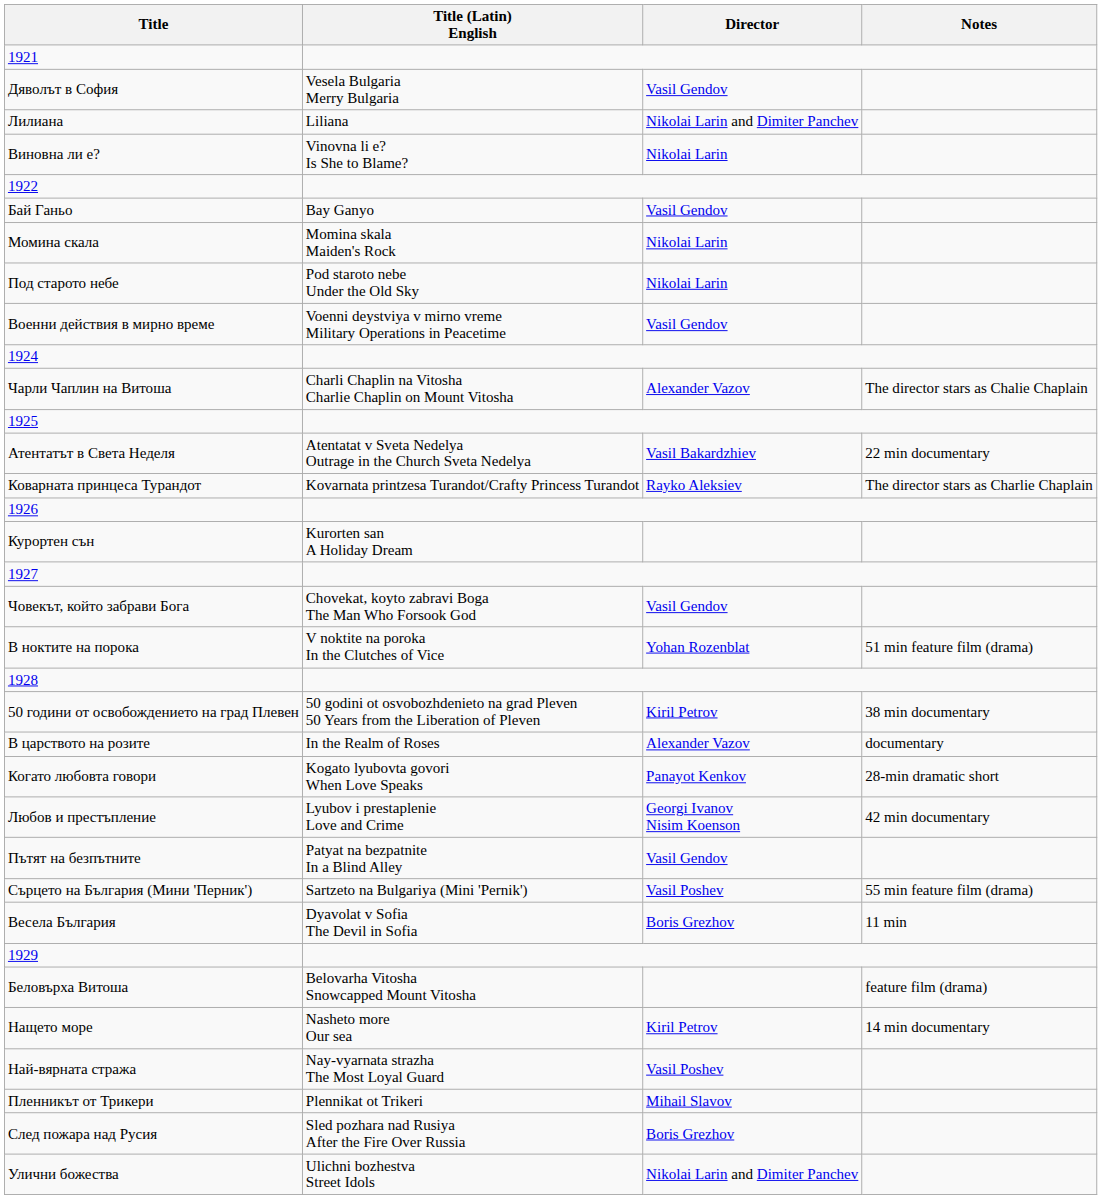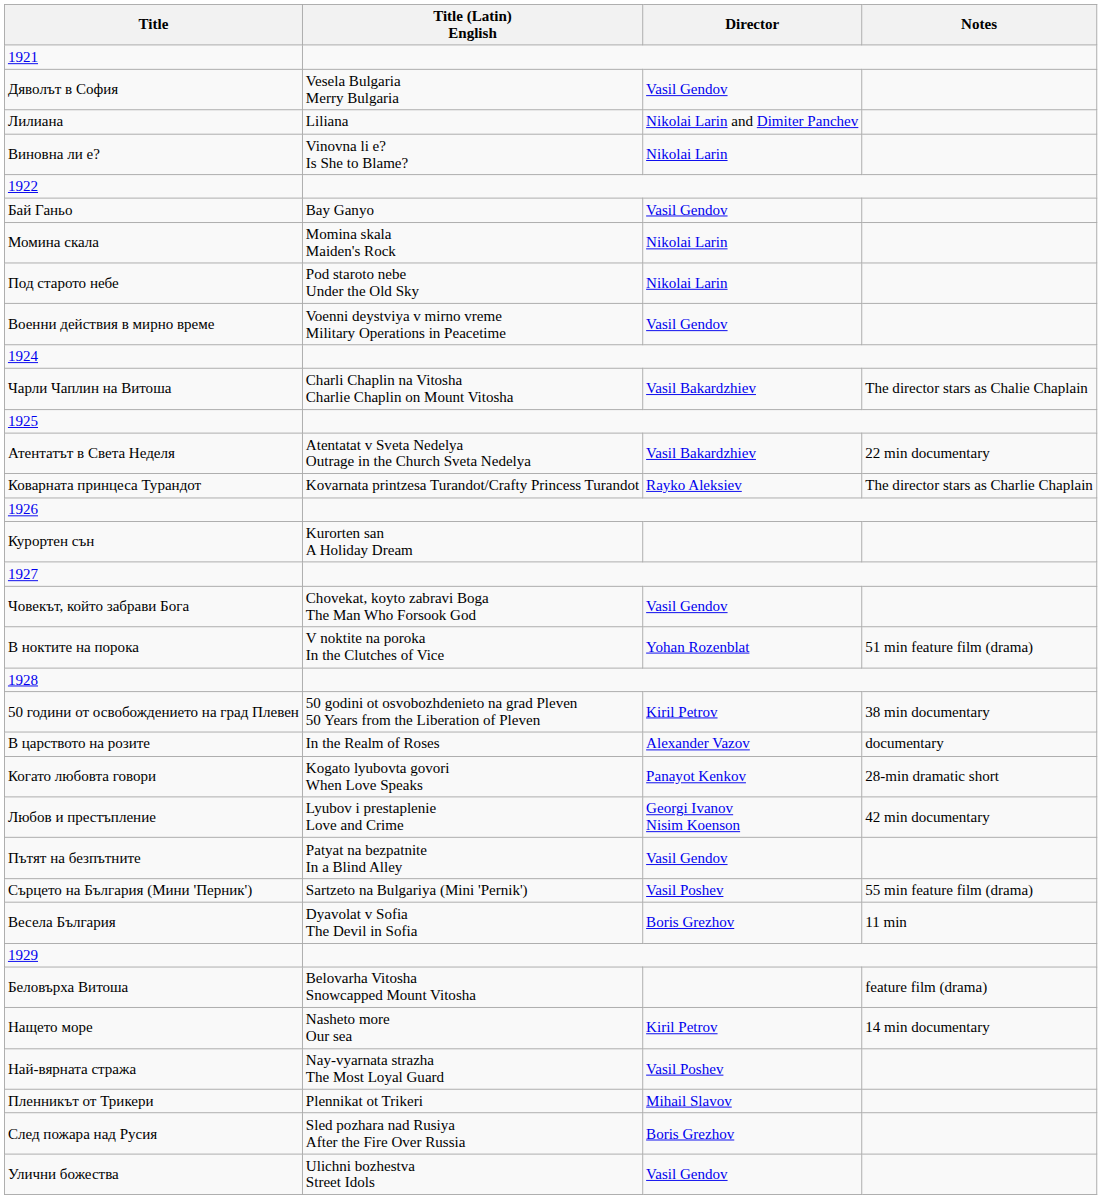(698, 388) Alexander Vazov -> (701, 388) Vasil Bakardzhiev
(752, 1174) Nikolai Larin and Dimiter Panchev -> (687, 1174) Vasil Gendov
